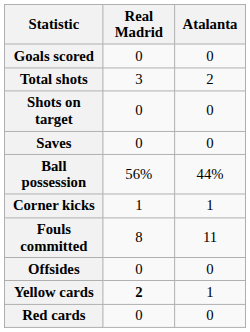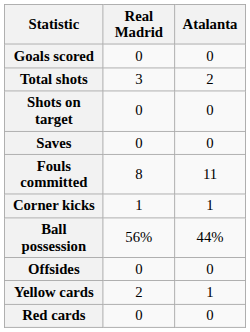rows swapped: (54, 174) <-> (54, 237)
(139, 292) bold -> (139, 292) normal
